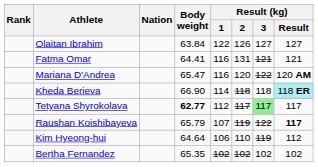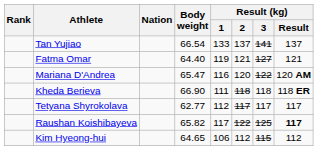+ row: (58, 43)
- row: (69, 43)
(193, 59) 64.41 -> (193, 59) 64.40
(221, 59) 116 -> (221, 59) 119
(242, 59) 131 -> (242, 59) 121
(263, 59) 121 -> (263, 59) 127
(221, 91) 114 -> (221, 91) 111
(294, 91) paleturquoise background -> (294, 91) no background
(193, 106) bold -> (193, 106) normal
(263, 106) lightgreen background -> (263, 106) no background
(193, 122) 65.79 -> (193, 122) 65.82
(221, 122) 107 -> (221, 122) 117
(242, 122) 119 -> (242, 122) 122
(263, 122) 122 -> (263, 122) 125
(193, 138) 64.64 -> (193, 138) 64.65
(242, 138) 110 -> (242, 138) 112
(263, 138) 119 -> (263, 138) 115
- row: (75, 153)
